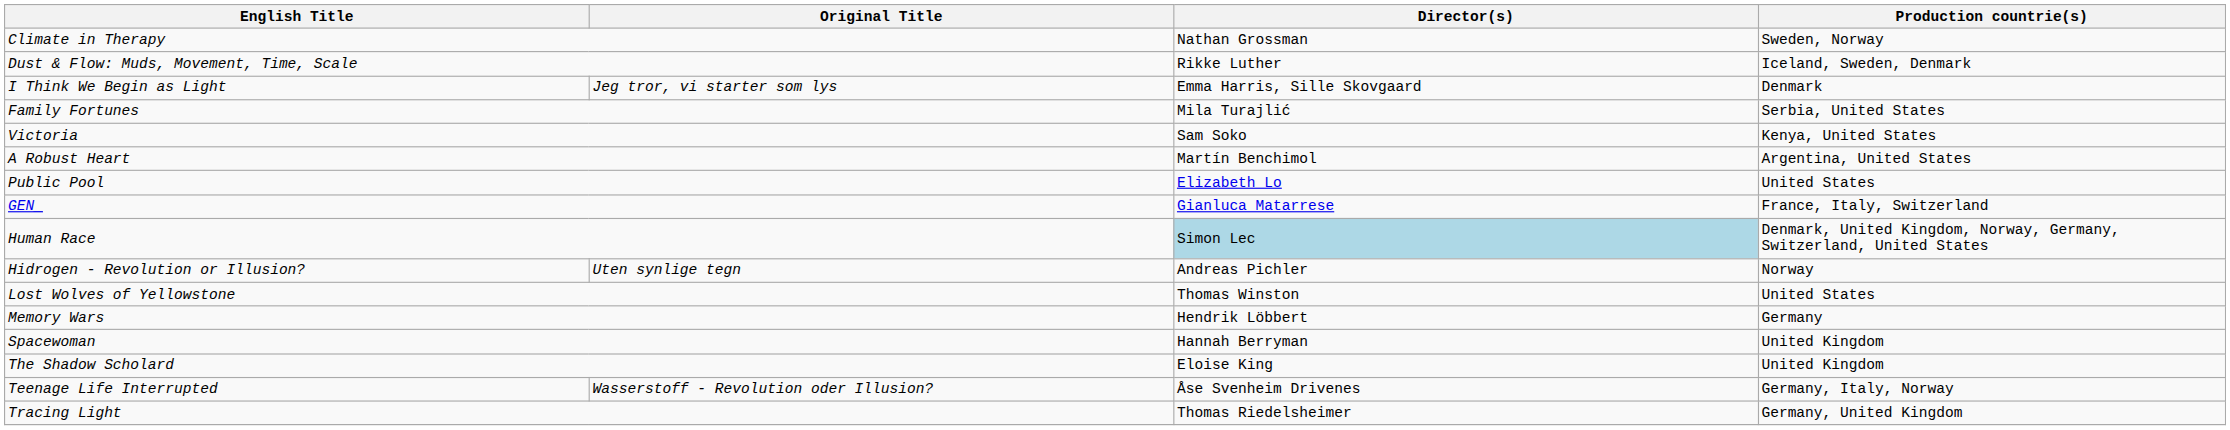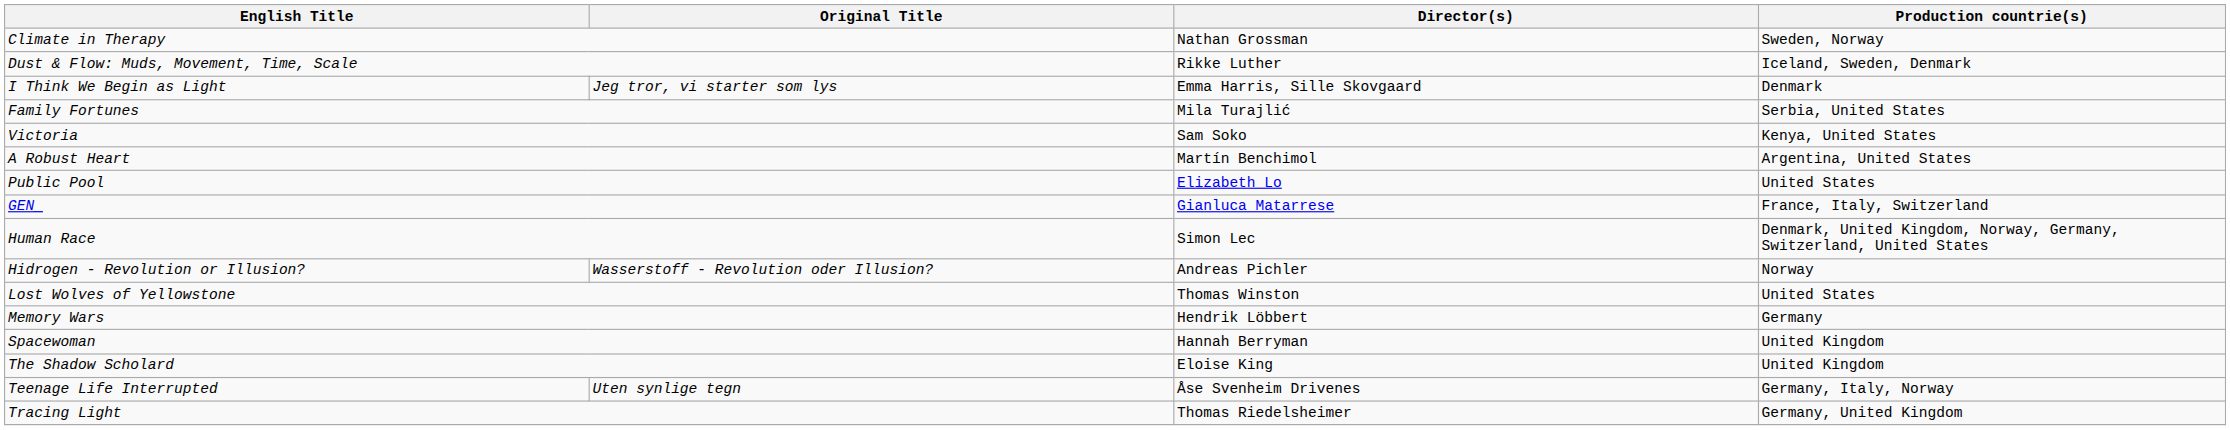(1216, 238) lightblue background -> (1216, 238) no background
(667, 271) Uten synlige tegn -> (763, 271) Wasserstoff - Revolution oder Illusion?
(763, 389) Wasserstoff - Revolution oder Illusion? -> (667, 389) Uten synlige tegn
